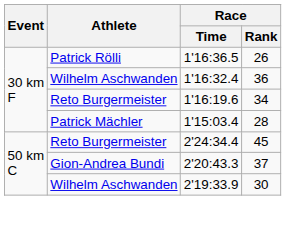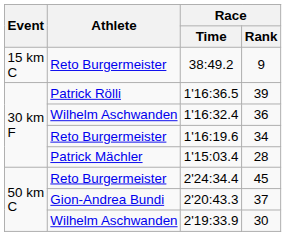+ row: (211, 65)
(261, 58) 26 -> (261, 94) 39
